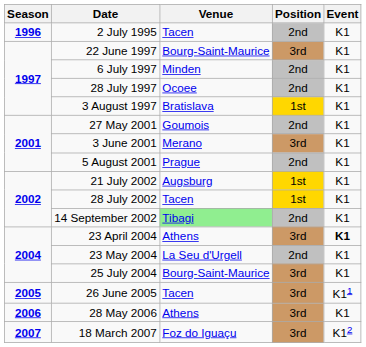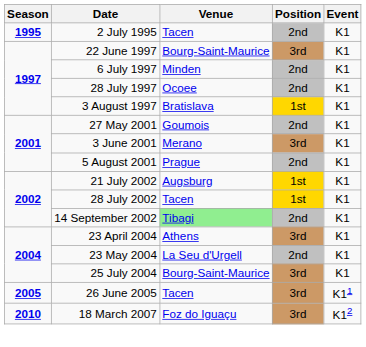(28, 32) 1996 -> (28, 32) 1995
(342, 236) bold -> (342, 236) normal
- row: (123, 313)
(28, 332) 2007 -> (28, 314) 2010
